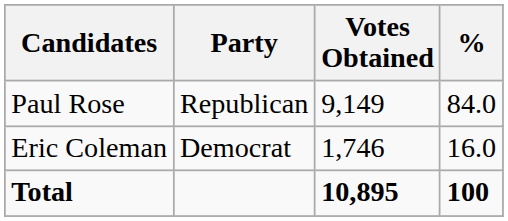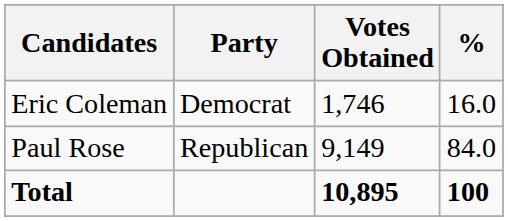rows swapped: (68, 103) <-> (89, 147)
